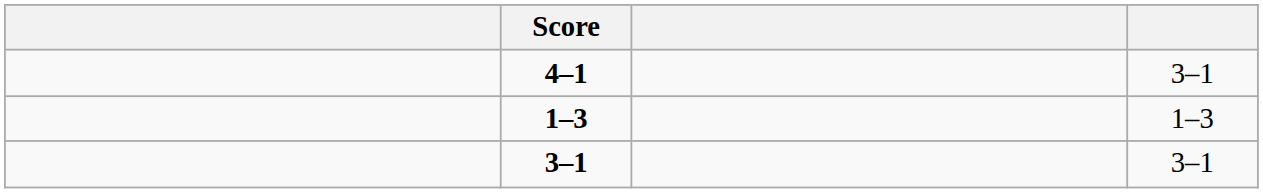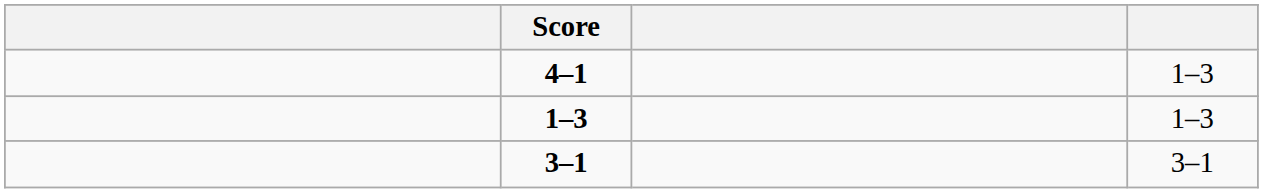(1192, 72) 3–1 -> (1192, 72) 1–3
